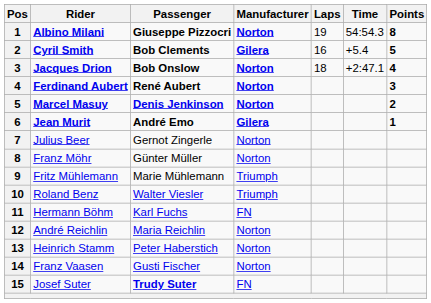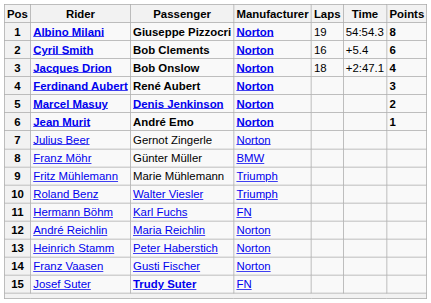(253, 50) Gilera -> (255, 50) Norton
(393, 50) 5 -> (393, 50) 6
(253, 122) Gilera -> (255, 122) Norton
(254, 158) Norton -> (250, 158) BMW
